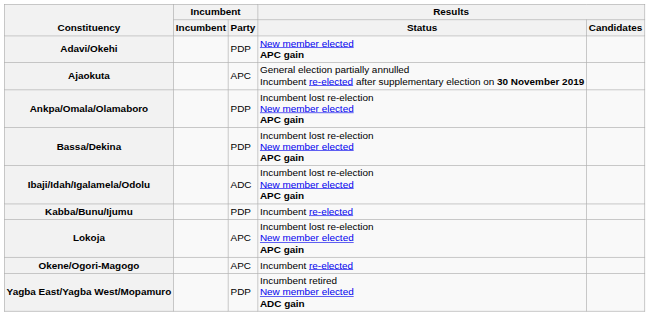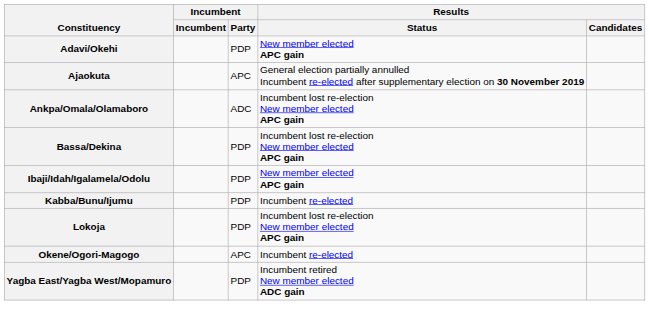(241, 108) PDP -> (241, 108) ADC
(241, 184) ADC -> (241, 179) PDP
(317, 184) Incumbent lost re-election New member elected APC gain -> (307, 179) New member elected APC gain
(241, 238) APC -> (241, 227) PDP
